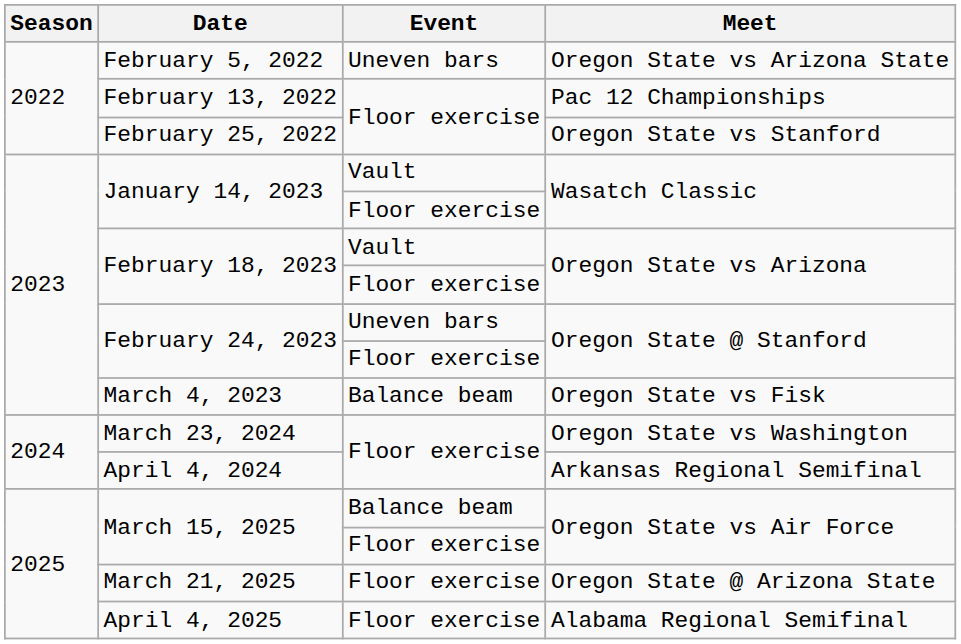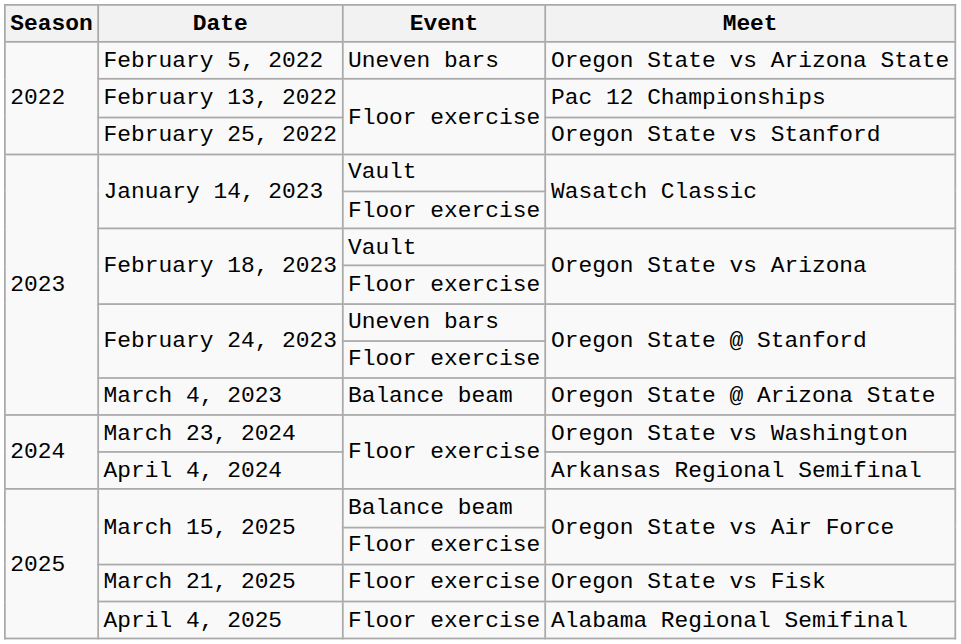(688, 396) Oregon State vs Fisk -> (743, 396) Oregon State @ Arizona State
(743, 583) Oregon State @ Arizona State -> (688, 583) Oregon State vs Fisk
